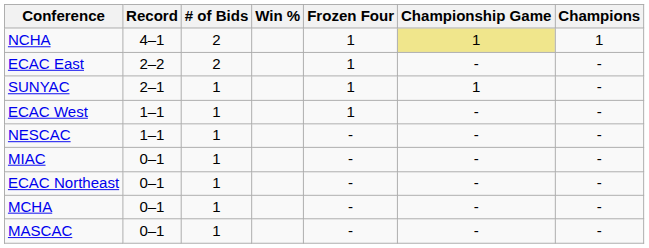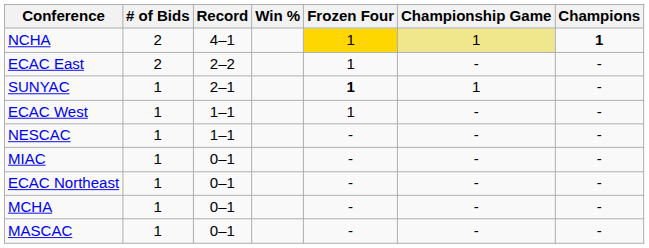columns swapped: (217, 16) <-> (152, 16)
(351, 40) no background -> (351, 40) gold background
(599, 40) normal -> (599, 40) bold
(351, 87) normal -> (351, 87) bold
